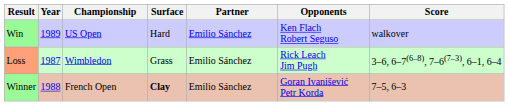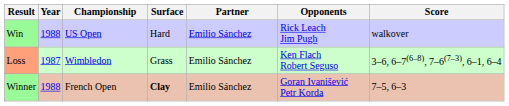(50, 33) 1989 -> (50, 33) 1988
(309, 33) Ken Flach Robert Seguso -> (303, 33) Rick Leach Jim Pugh
(303, 60) Rick Leach Jim Pugh -> (309, 60) Ken Flach Robert Seguso
